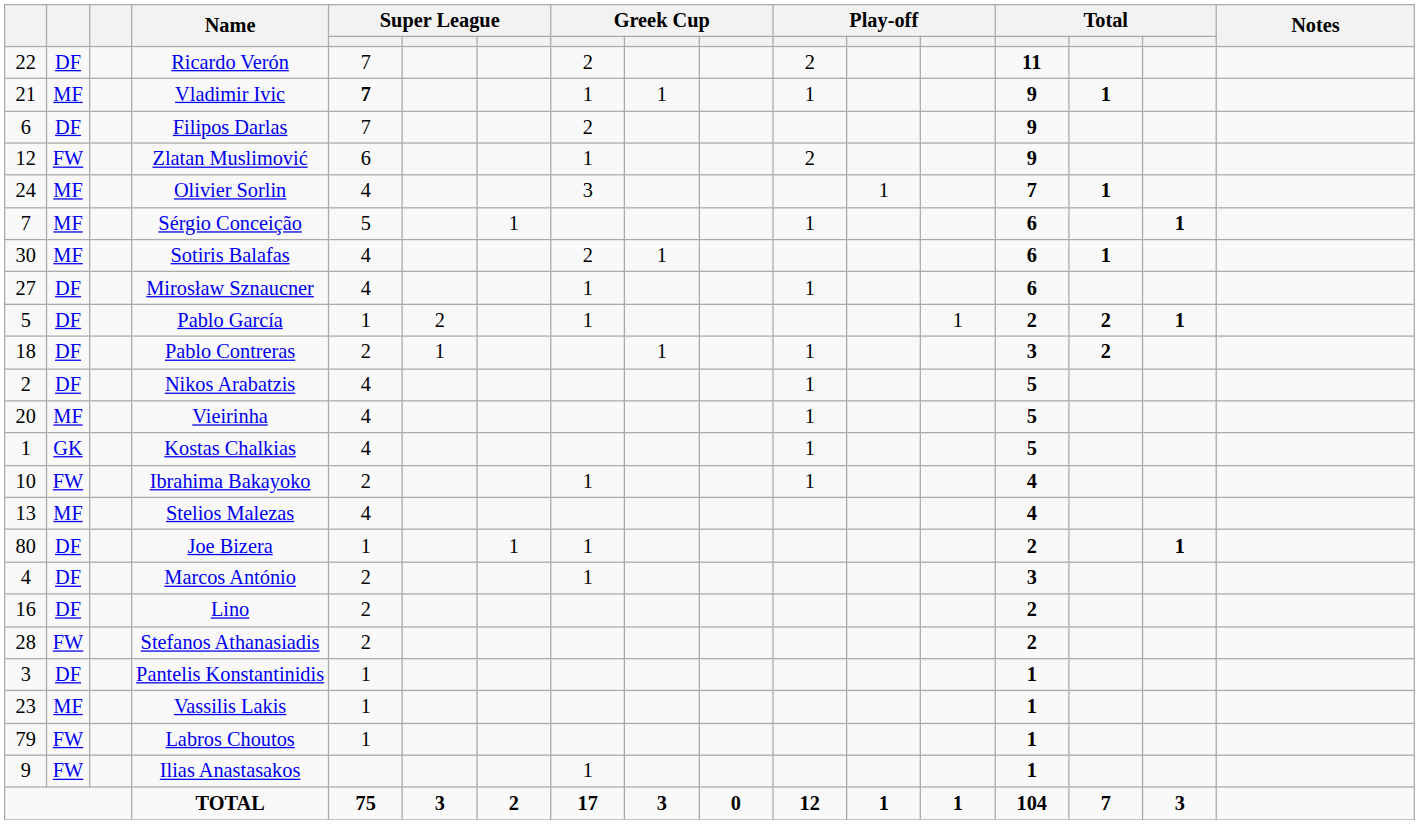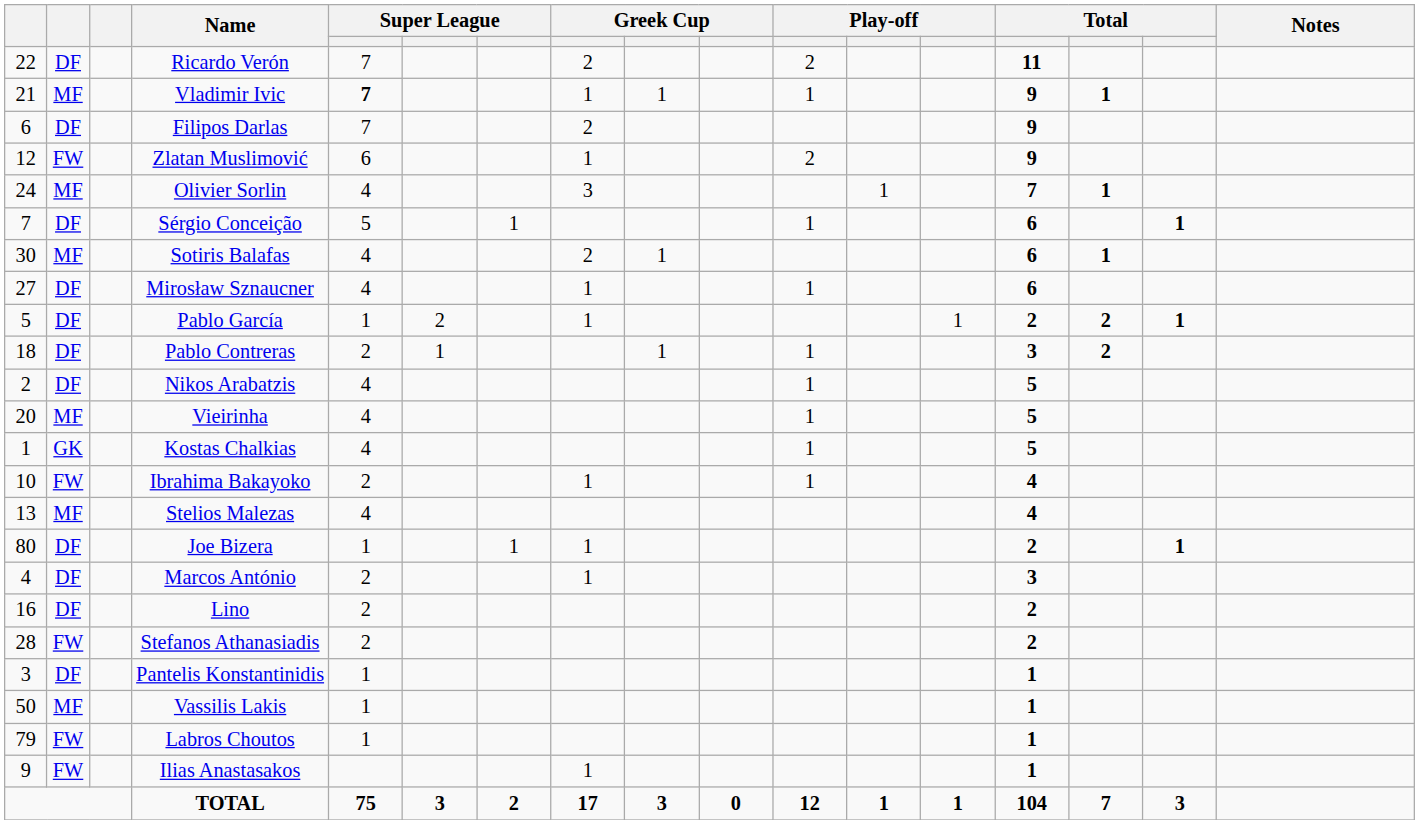(68, 223) MF -> (68, 223) DF
(26, 706) 23 -> (26, 706) 50
